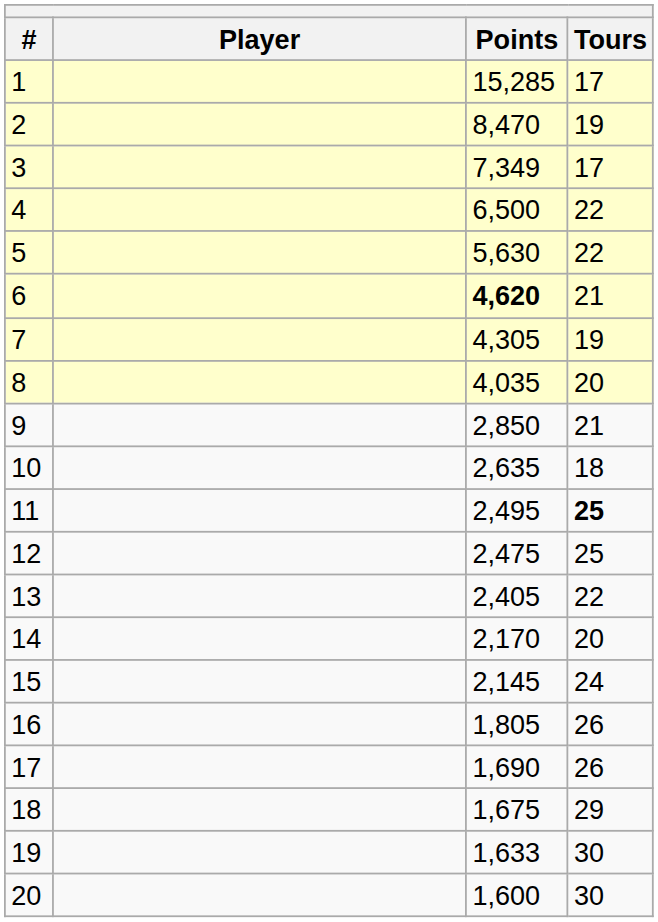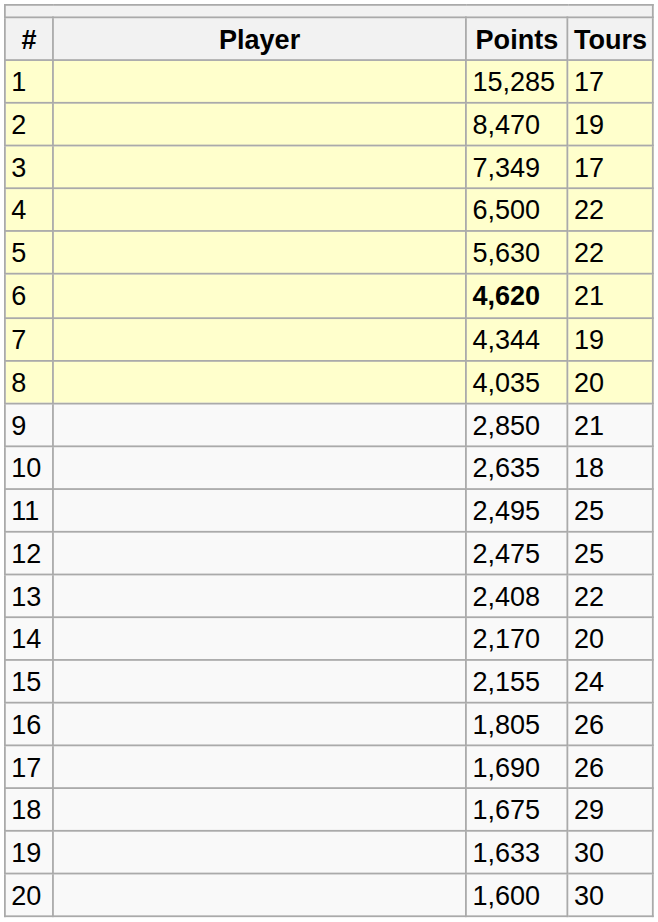(506, 339) 4,305 -> (506, 339) 4,344
(589, 510) bold -> (589, 510) normal
(506, 596) 2,405 -> (506, 596) 2,408
(506, 682) 2,145 -> (506, 682) 2,155
